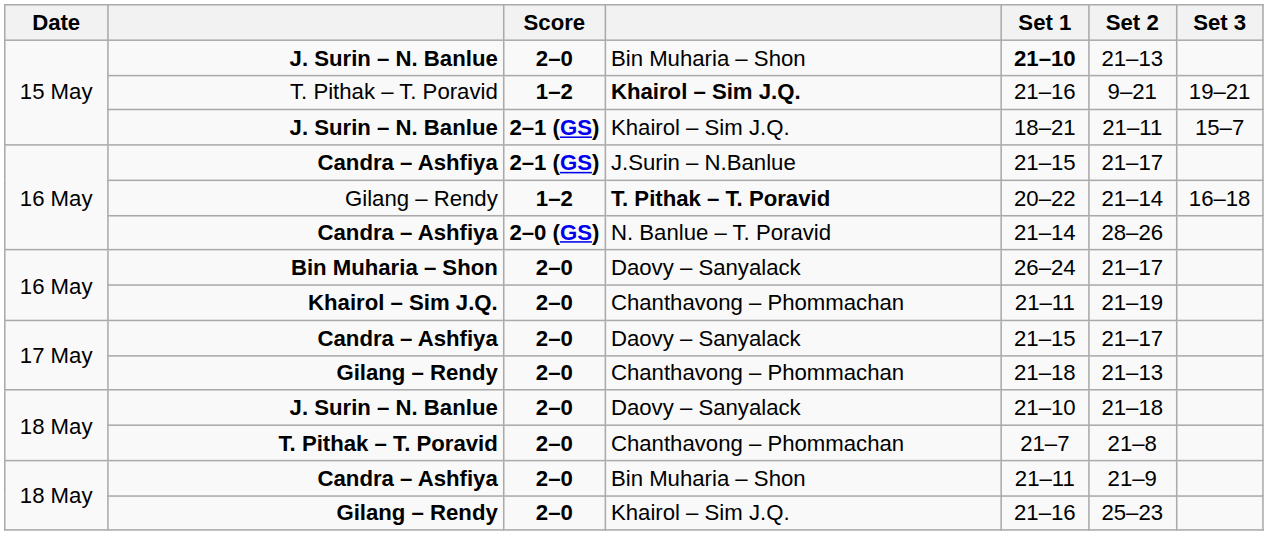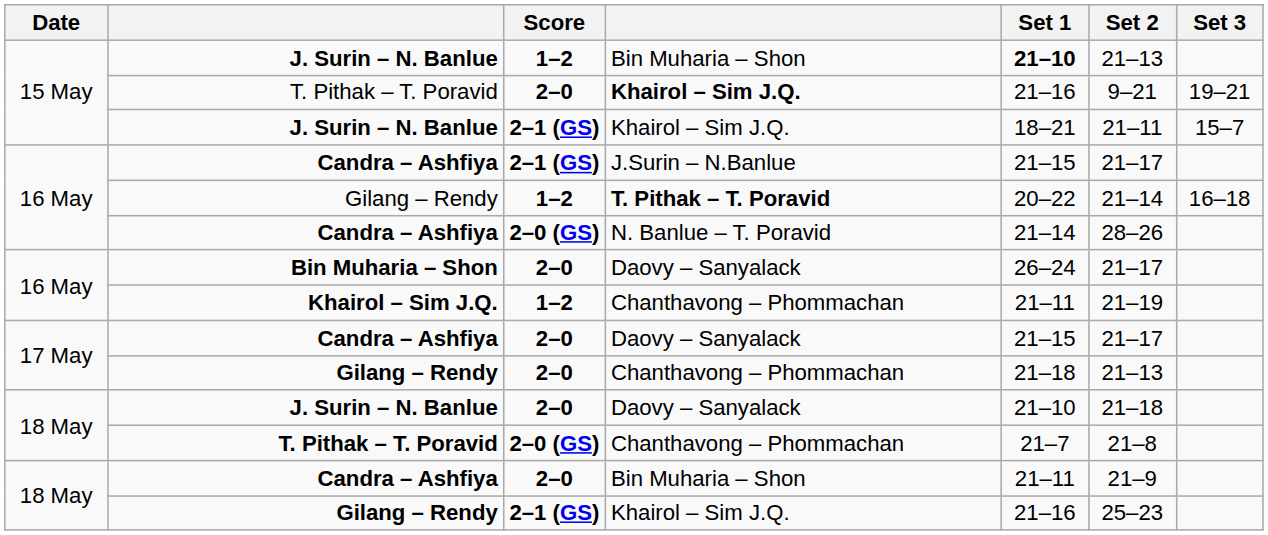(554, 58) 2–0 -> (554, 58) 1–2
(554, 93) 1–2 -> (554, 93) 2–0
(554, 303) 2–0 -> (554, 303) 1–2
(554, 443) 2–0 -> (554, 443) 2–0 (GS)
(554, 513) 2–0 -> (554, 513) 2–1 (GS)
